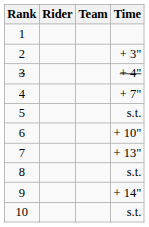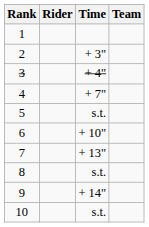columns swapped: (93, 14) <-> (127, 14)
